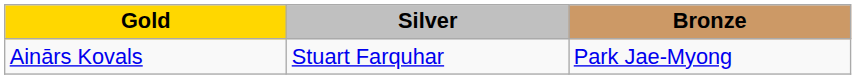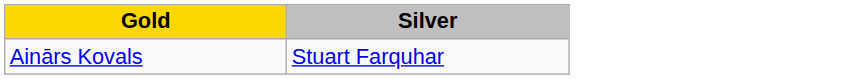- column: (710, 21)
